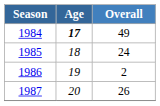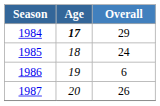(124, 33) 49 -> (124, 33) 29
(124, 72) 2 -> (124, 72) 6
